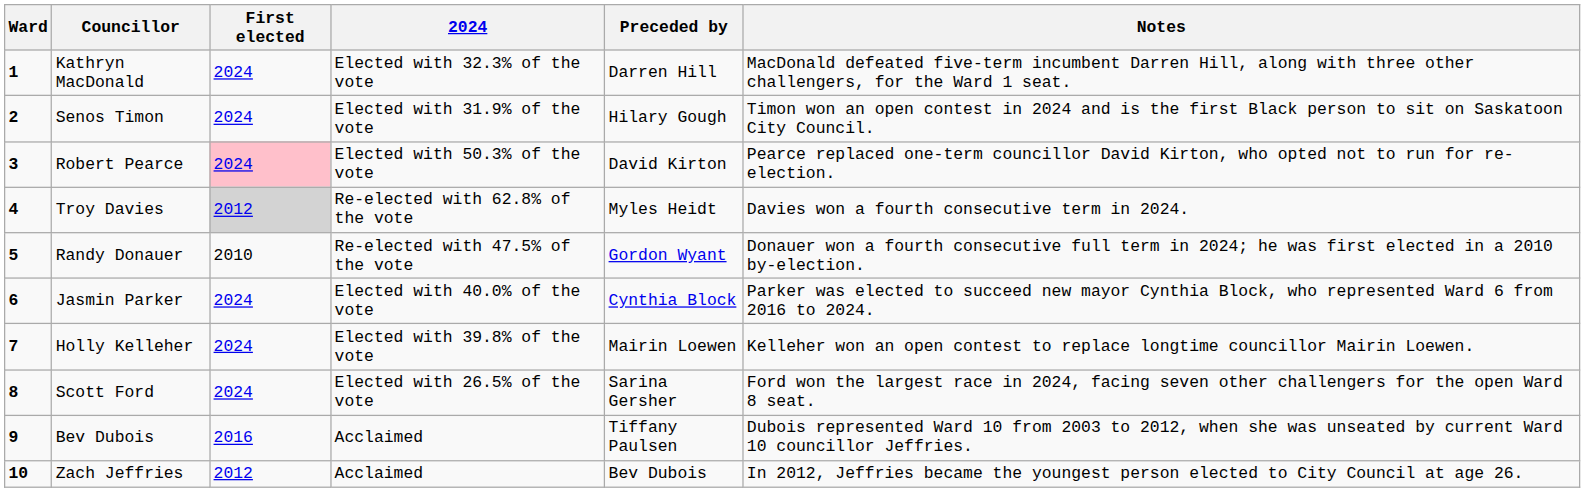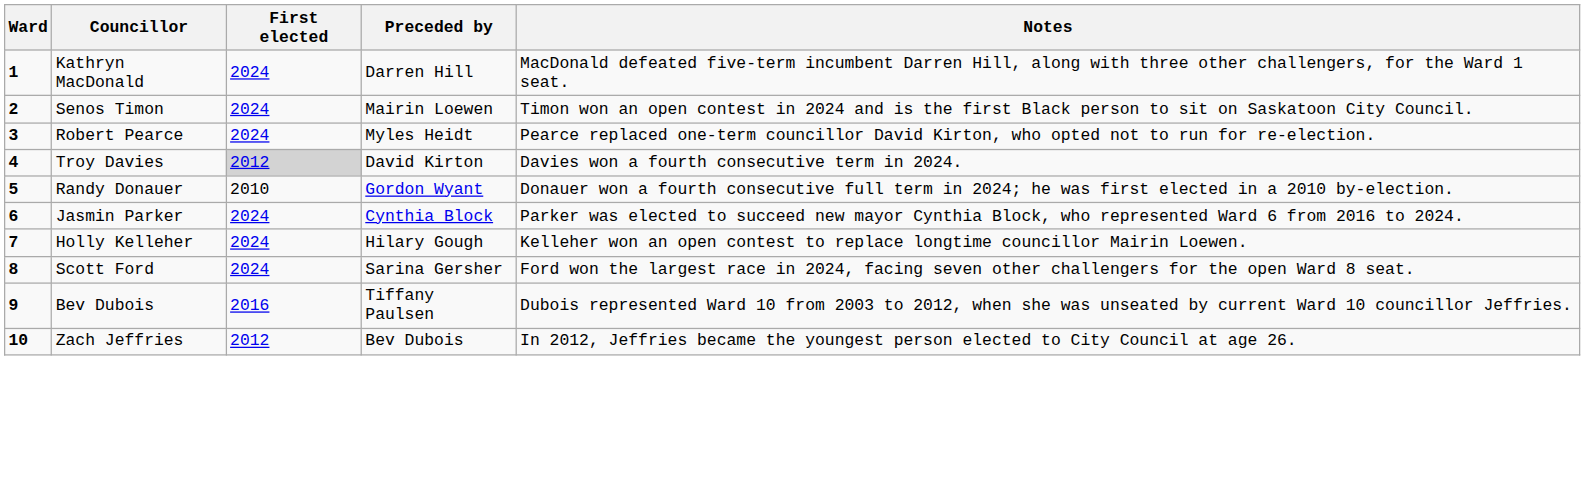- column: (468, 27)
(668, 119) Hilary Gough -> (429, 109) Mairin Loewen
(233, 164) pink background -> (250, 136) no background
(668, 164) David Kirton -> (419, 136) Myles Heidt
(663, 210) Myles Heidt -> (424, 163) David Kirton
(672, 347) Mairin Loewen -> (424, 243) Hilary Gough
